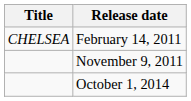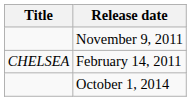rows swapped: (129, 38) <-> (130, 61)
